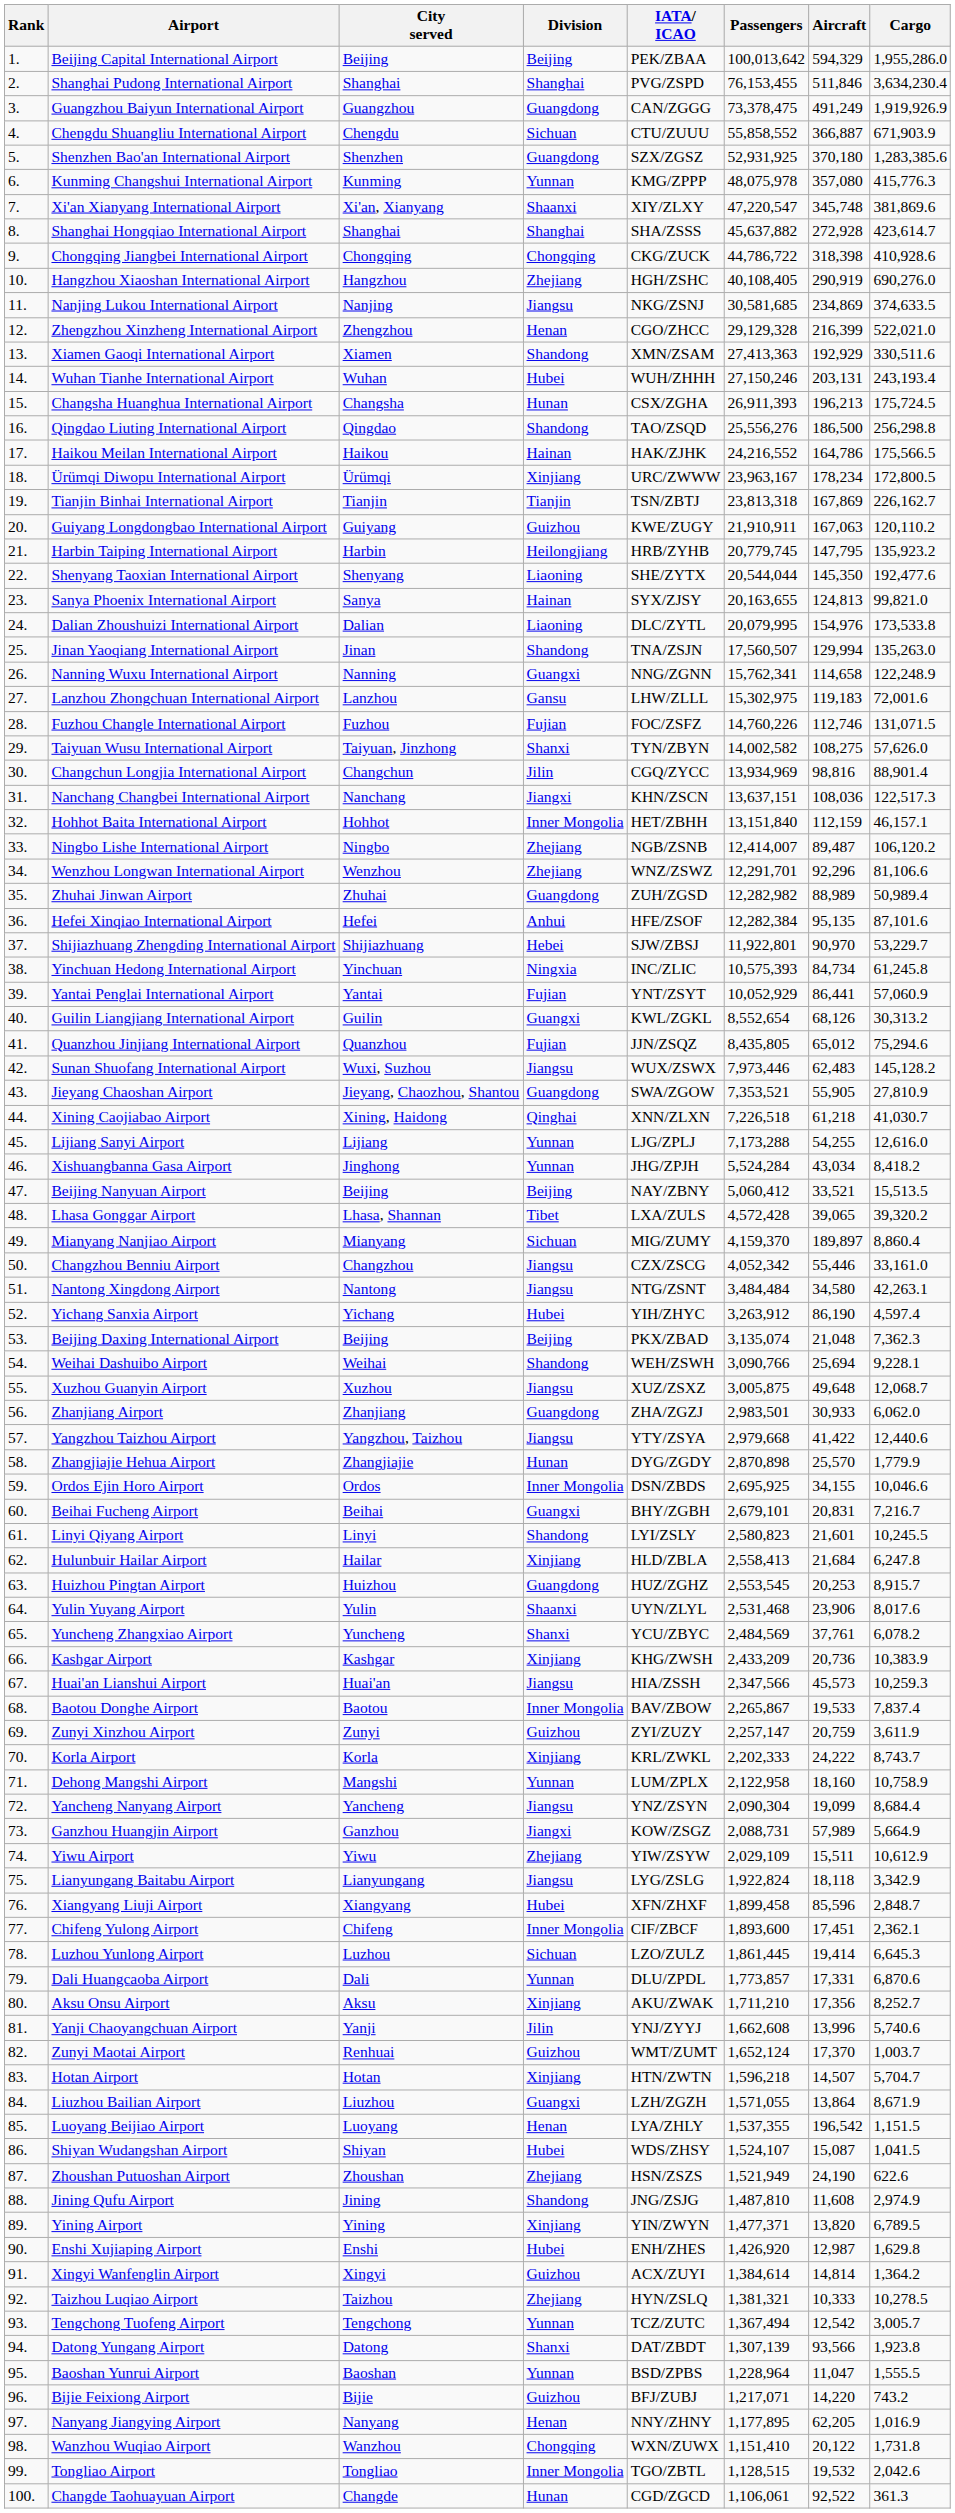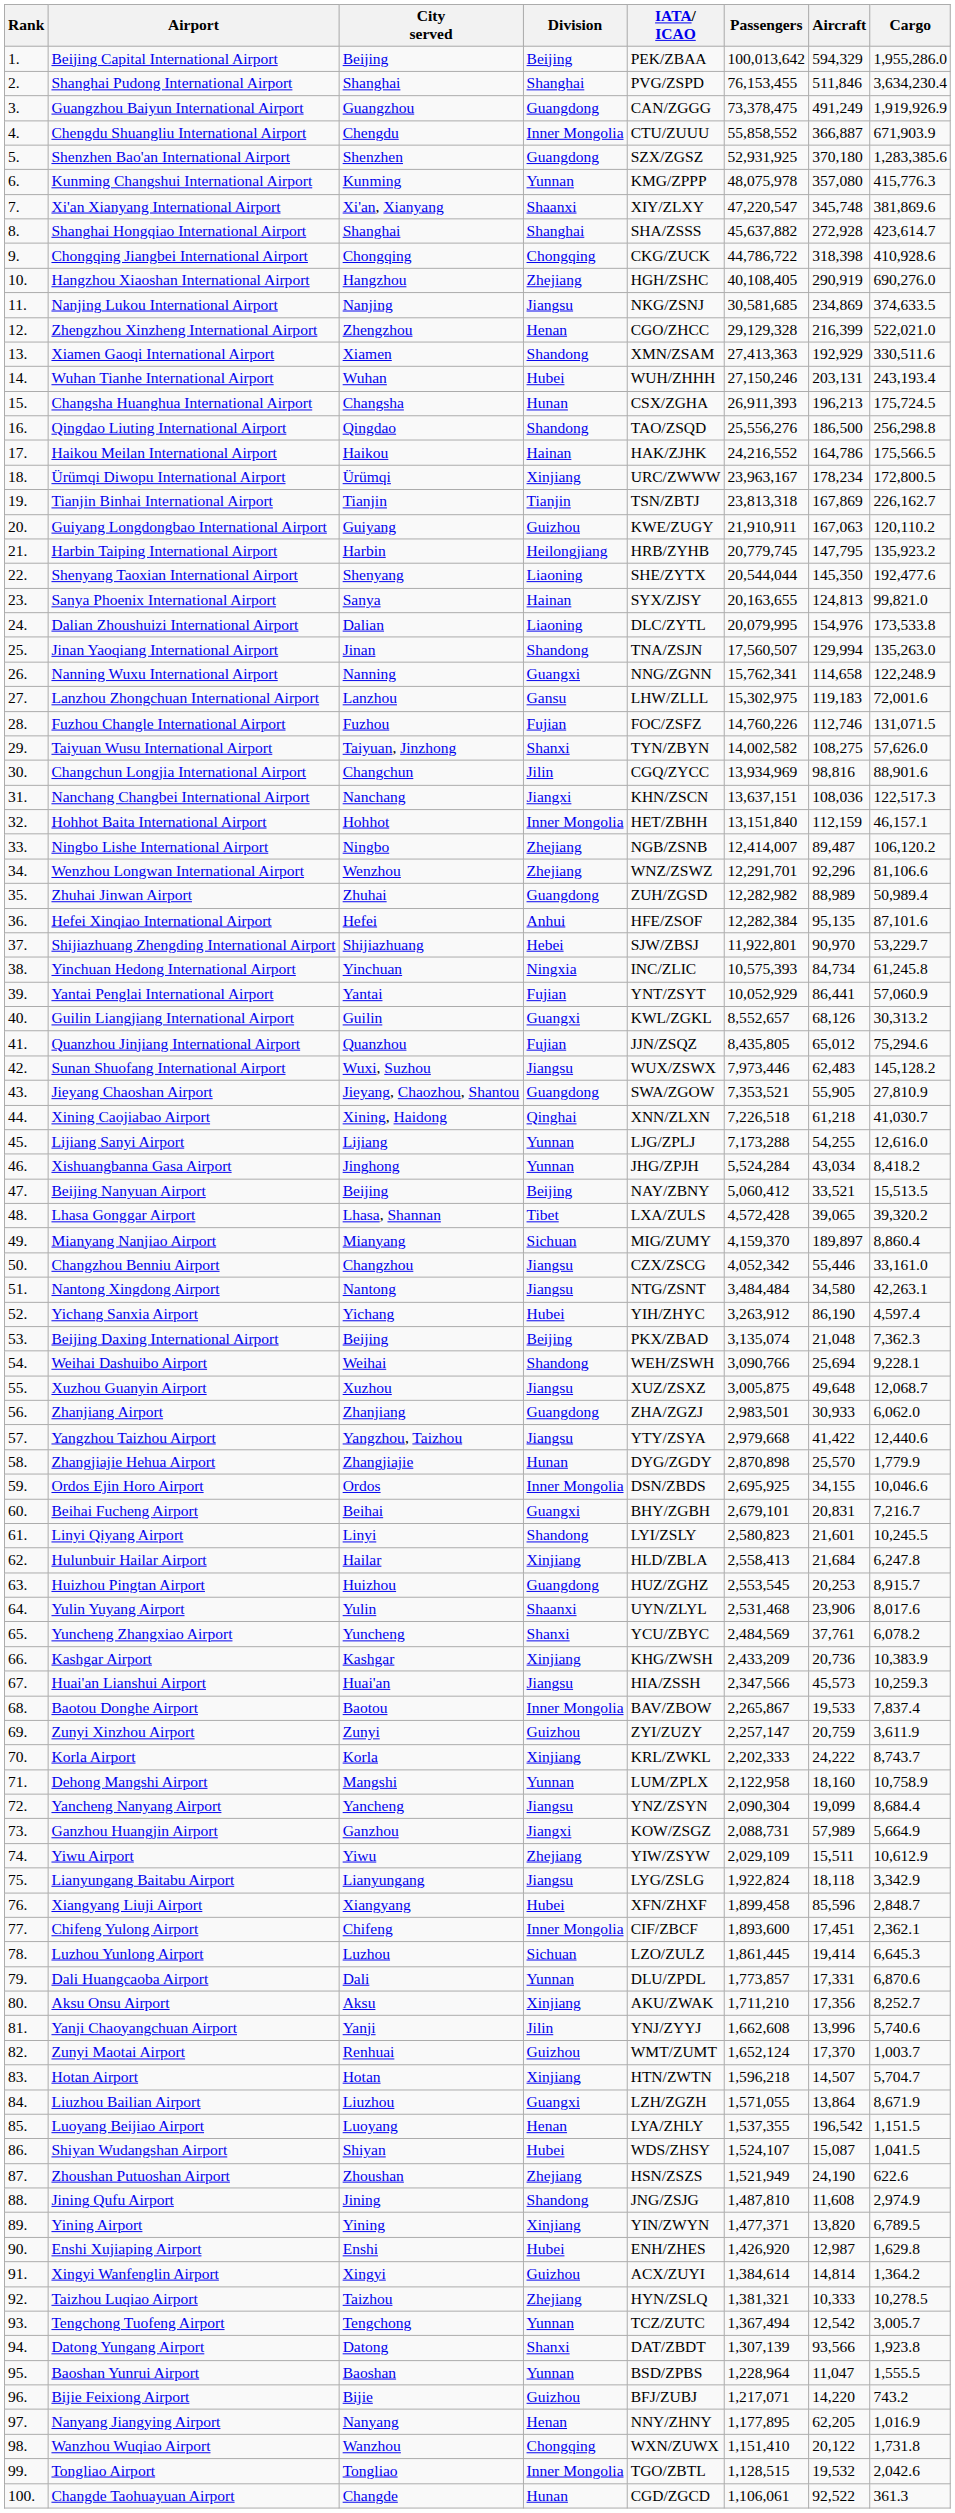(552, 132) Sichuan -> (575, 132) Inner Mongolia
(901, 772) 88,901.4 -> (901, 772) 88,901.6
(759, 1018) 8,552,654 -> (759, 1018) 8,552,657
